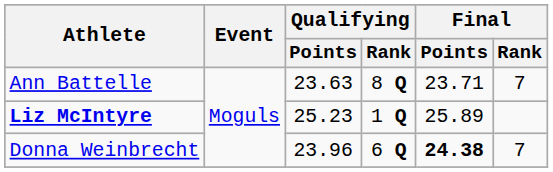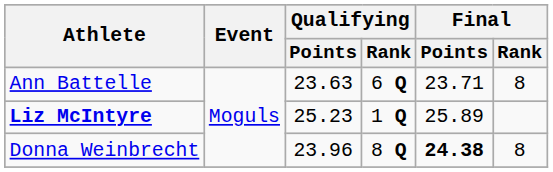(389, 84) 8 Q -> (389, 84) 6 Q
(520, 84) 7 -> (520, 84) 8
(389, 150) 6 Q -> (389, 150) 8 Q
(520, 150) 7 -> (520, 150) 8
